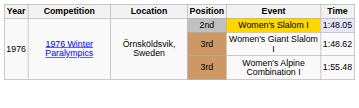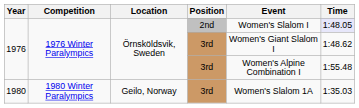(274, 26) gold background -> (274, 26) no background
+ row: (16, 92)
